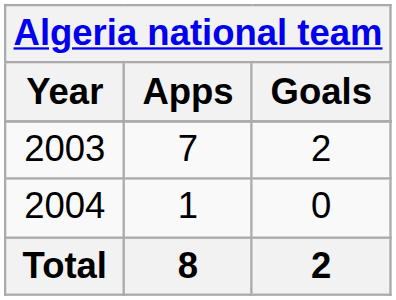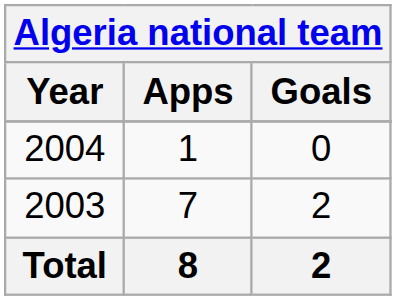rows swapped: (65, 149) <-> (65, 206)
